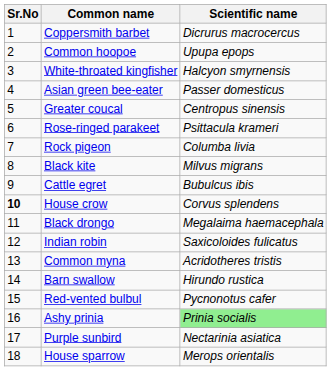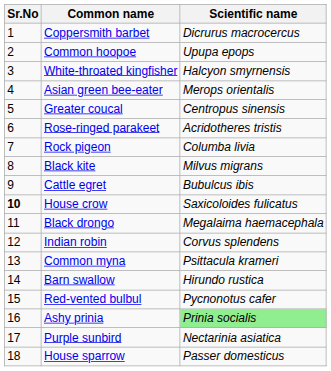(234, 90) Passer domesticus -> (229, 90) Merops orientalis
(231, 128) Psittacula krameri -> (232, 128) Acridotheres tristis
(231, 204) Corvus splendens -> (240, 204) Saxicoloides fulicatus
(240, 242) Saxicoloides fulicatus -> (231, 242) Corvus splendens
(232, 261) Acridotheres tristis -> (231, 261) Psittacula krameri
(229, 356) Merops orientalis -> (234, 356) Passer domesticus
